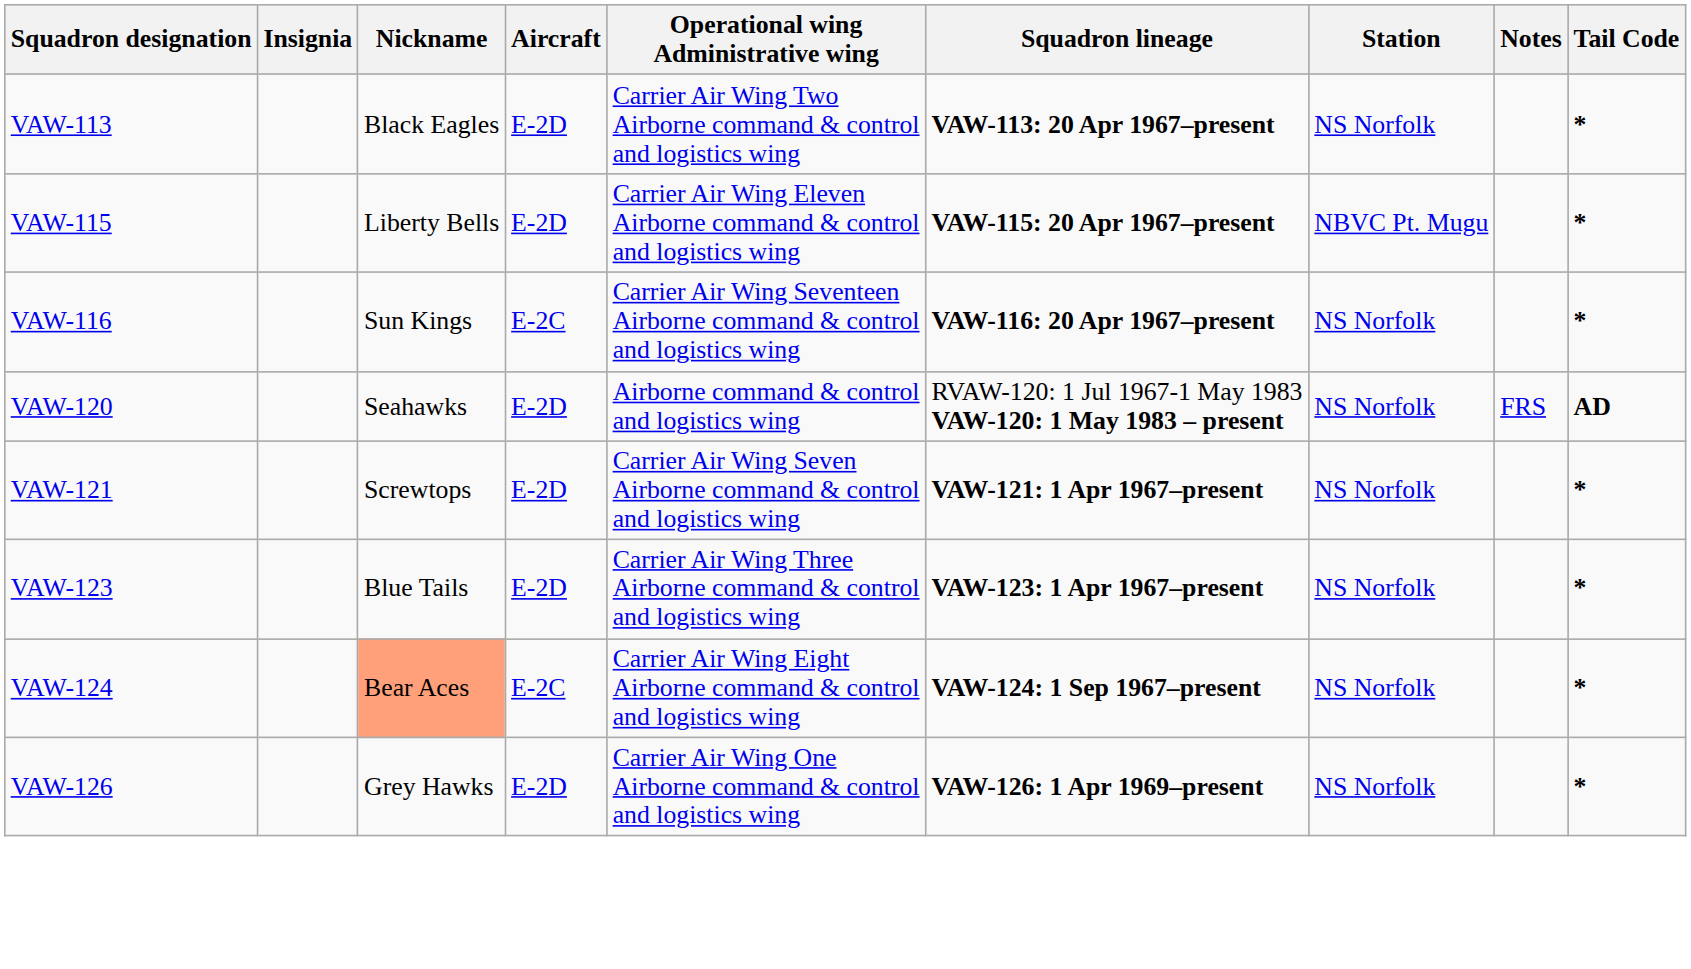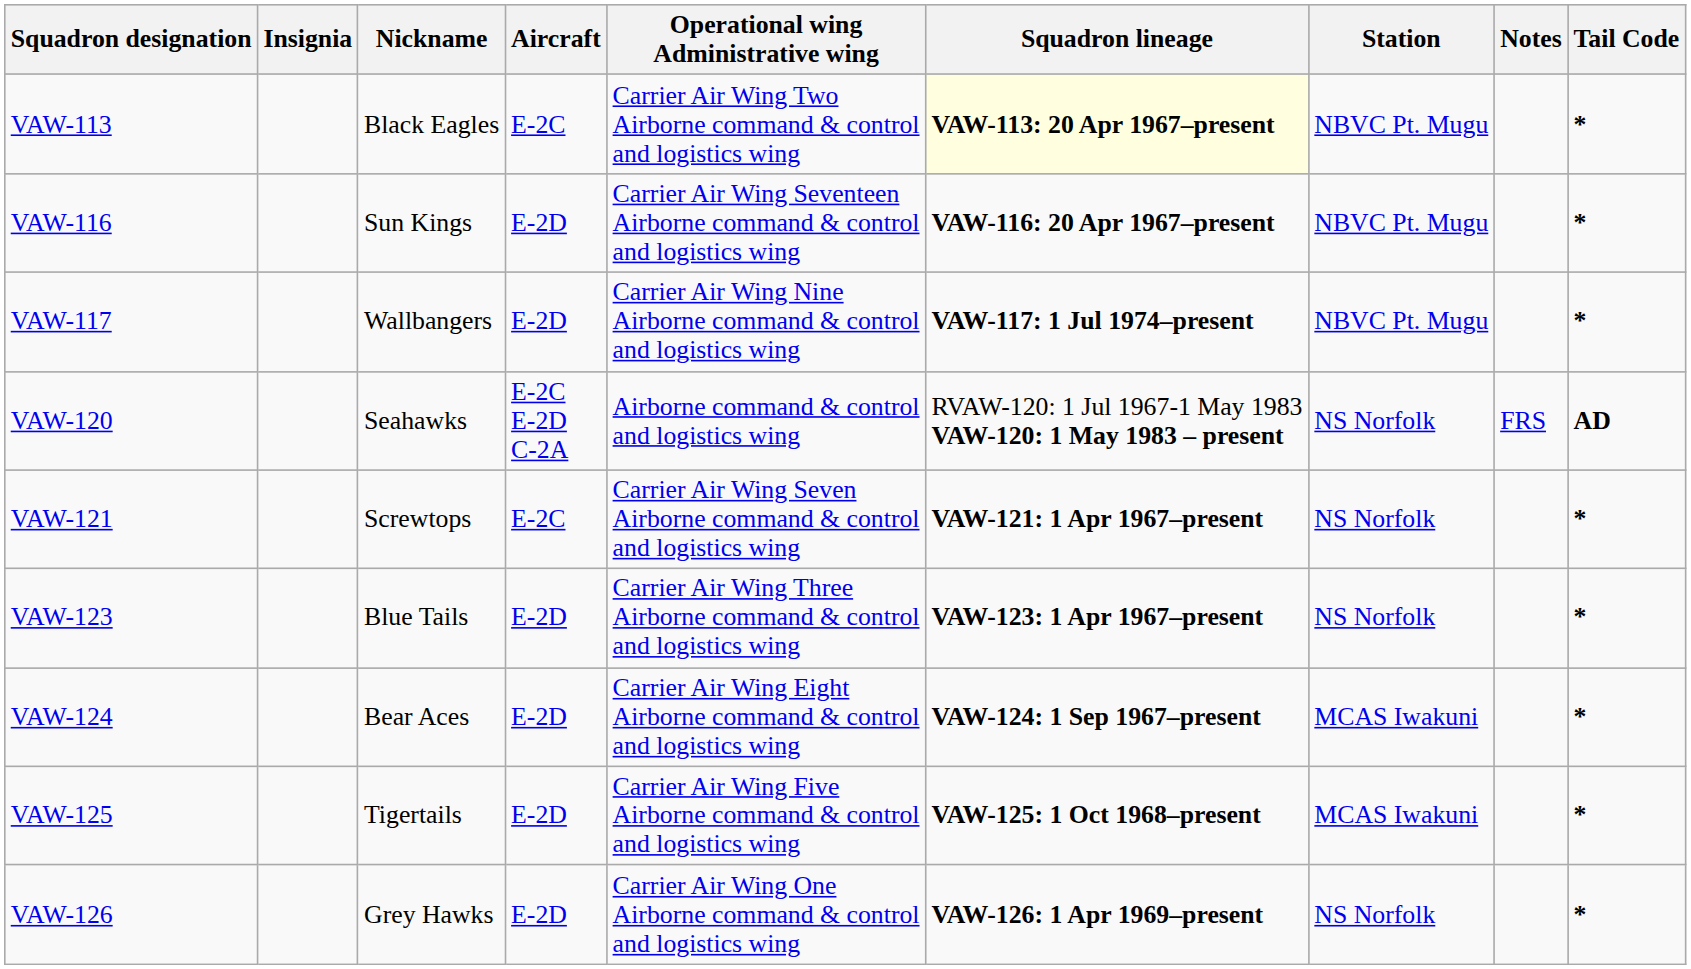(539, 123) E-2D -> (538, 123) E-2C
(1103, 123) no background -> (1103, 123) lightyellow background
(1375, 123) NS Norfolk -> (1401, 123) NBVC Pt. Mugu
- row: (61, 222)
(538, 321) E-2C -> (539, 222) E-2D
(1375, 321) NS Norfolk -> (1401, 222) NBVC Pt. Mugu
+ row: (61, 321)
(539, 405) E-2D -> (540, 420) E-2C E-2D C-2A
(539, 490) E-2D -> (538, 518) E-2C
(417, 687) lightsalmon background -> (417, 716) no background
(538, 687) E-2C -> (539, 716) E-2D
(1375, 687) NS Norfolk -> (1396, 716) MCAS Iwakuni
+ row: (62, 815)
